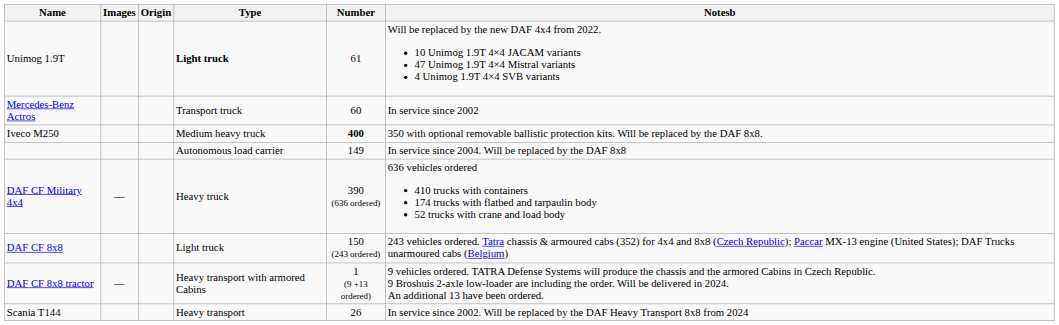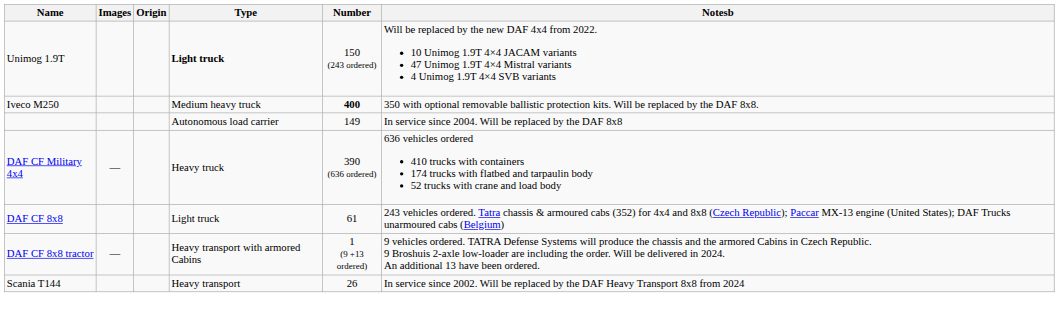(356, 58) 61 -> (352, 58) 150 (243 ordered)
- row: (40, 110)
(356, 248) 150 (243 ordered) -> (352, 219) 61
